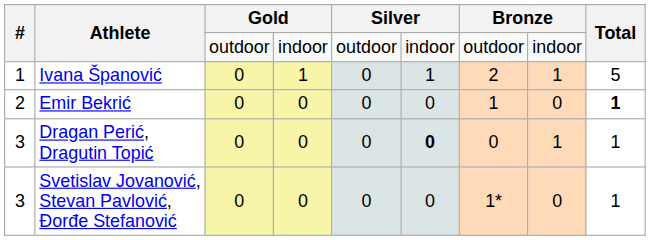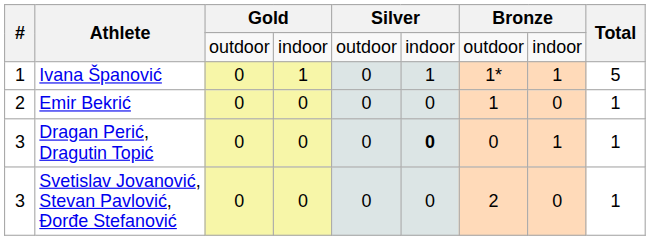(494, 75) 2 -> (494, 75) 1*
(616, 103) bold -> (616, 103) normal
(494, 201) 1* -> (494, 201) 2
